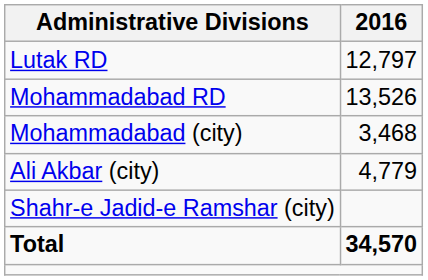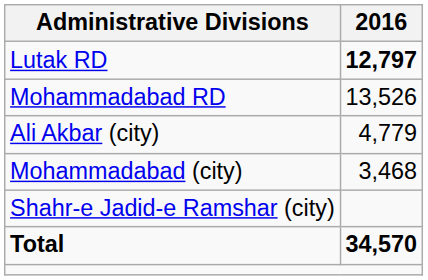(381, 60) normal -> (381, 60) bold
rows swapped: (85, 171) <-> (126, 134)
